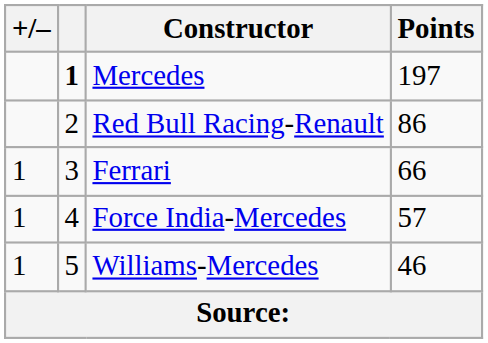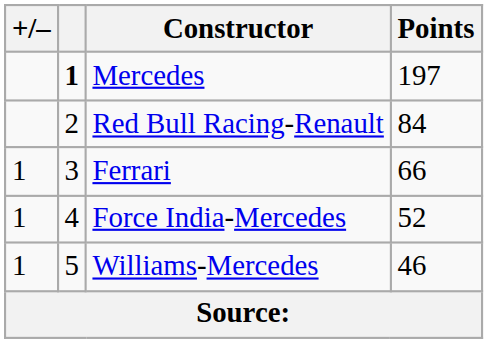(412, 123) 86 -> (412, 123) 84
(412, 218) 57 -> (412, 218) 52
